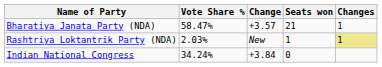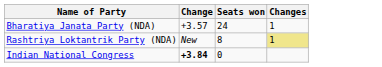- column: (213, 12)
(291, 26) 21 -> (222, 26) 24
(288, 40) 1 -> (220, 40) 8
(262, 55) normal -> (194, 55) bold
